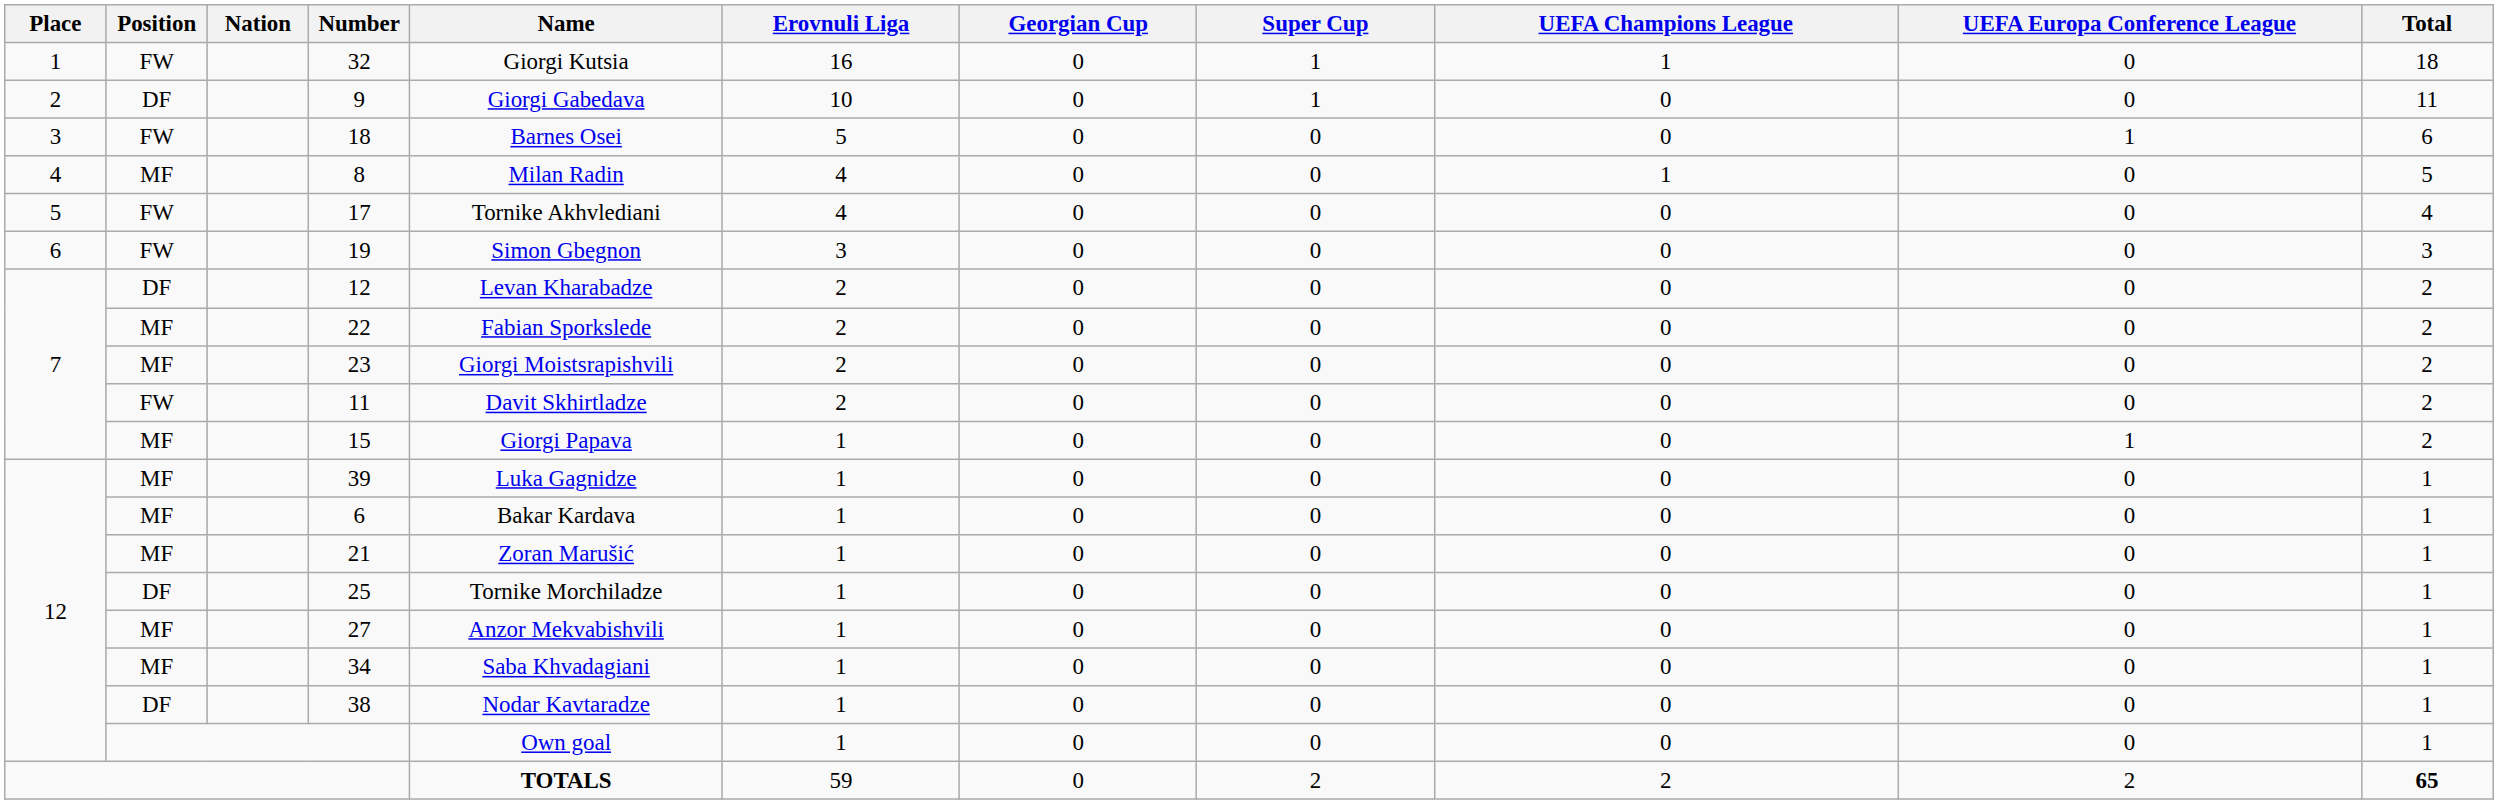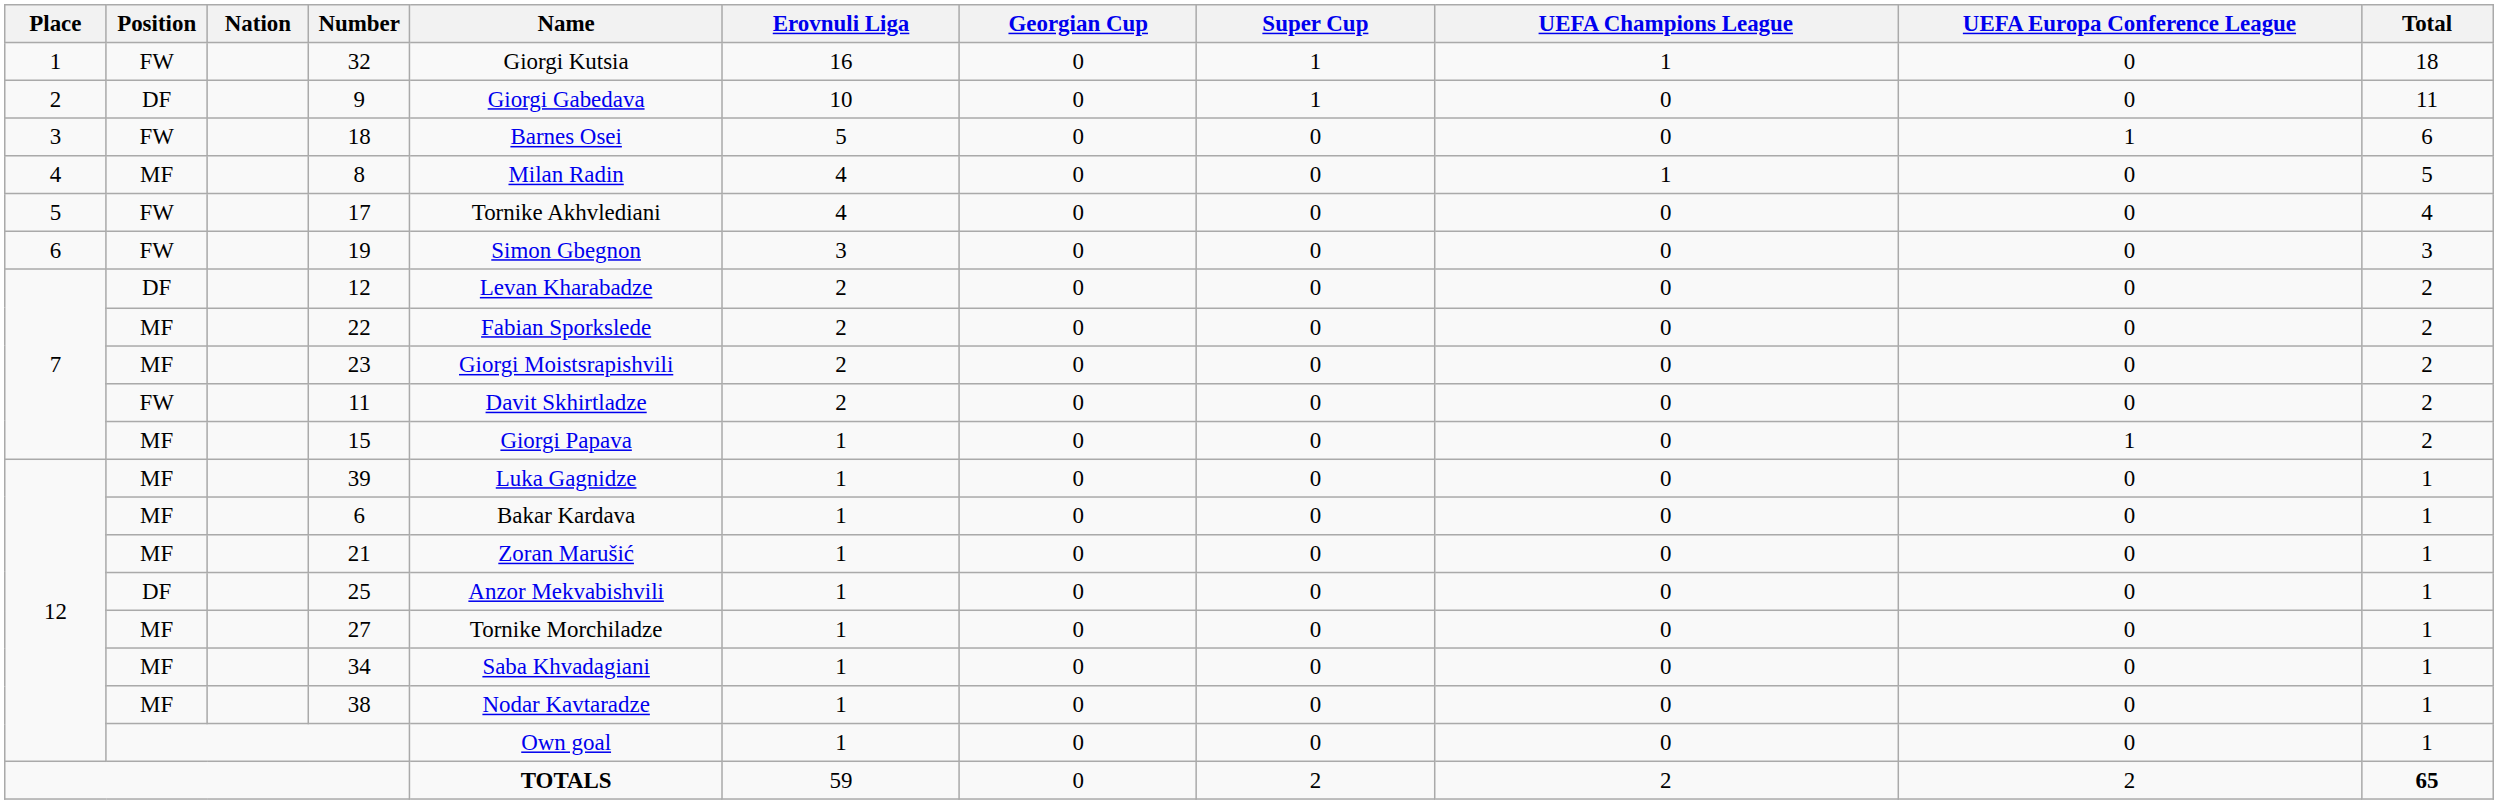(566, 591) Tornike Morchiladze -> (566, 591) Anzor Mekvabishvili
(566, 629) Anzor Mekvabishvili -> (566, 629) Tornike Morchiladze
(157, 704) DF -> (157, 704) MF
